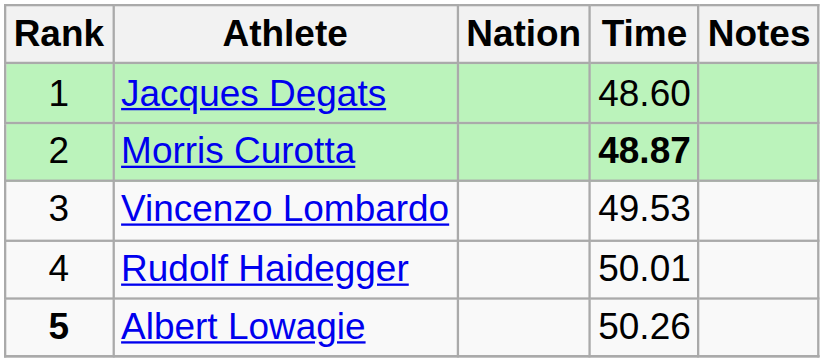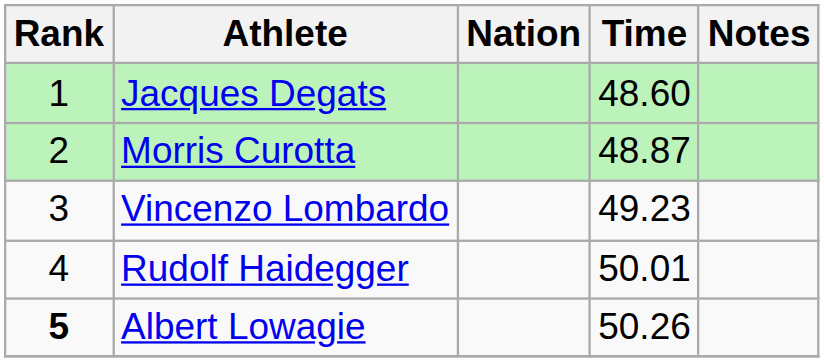(645, 151) bold -> (645, 151) normal
(645, 209) 49.53 -> (645, 209) 49.23
